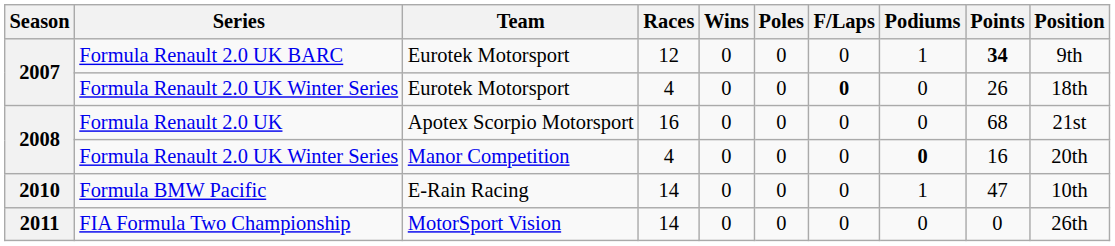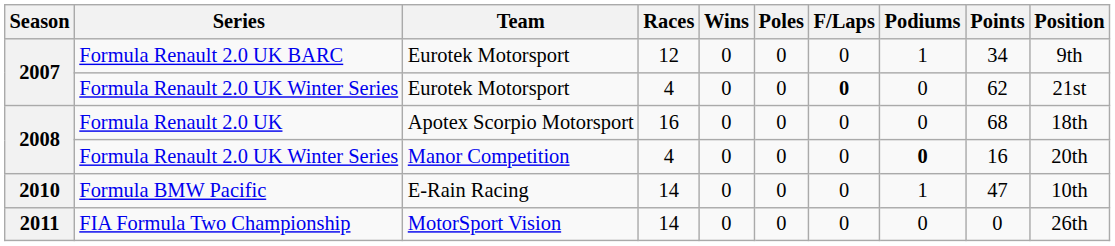(997, 55) bold -> (997, 55) normal
(997, 89) 26 -> (997, 89) 62
(1069, 89) 18th -> (1069, 89) 21st
(1069, 122) 21st -> (1069, 122) 18th
